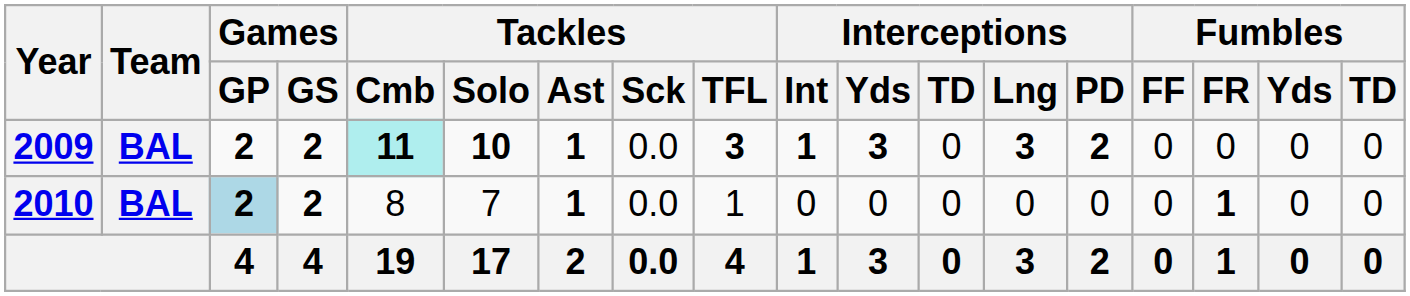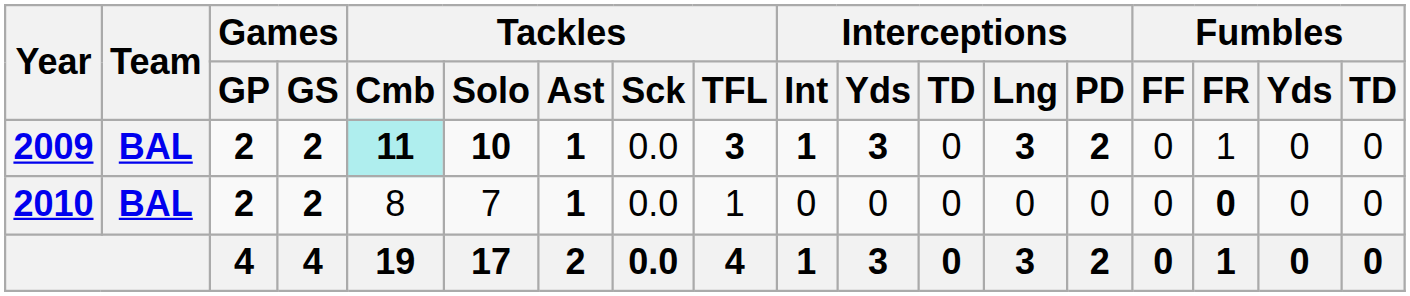(1226, 147) 0 -> (1226, 147) 1
(244, 204) lightblue background -> (244, 204) no background
(1226, 204) 1 -> (1226, 204) 0
